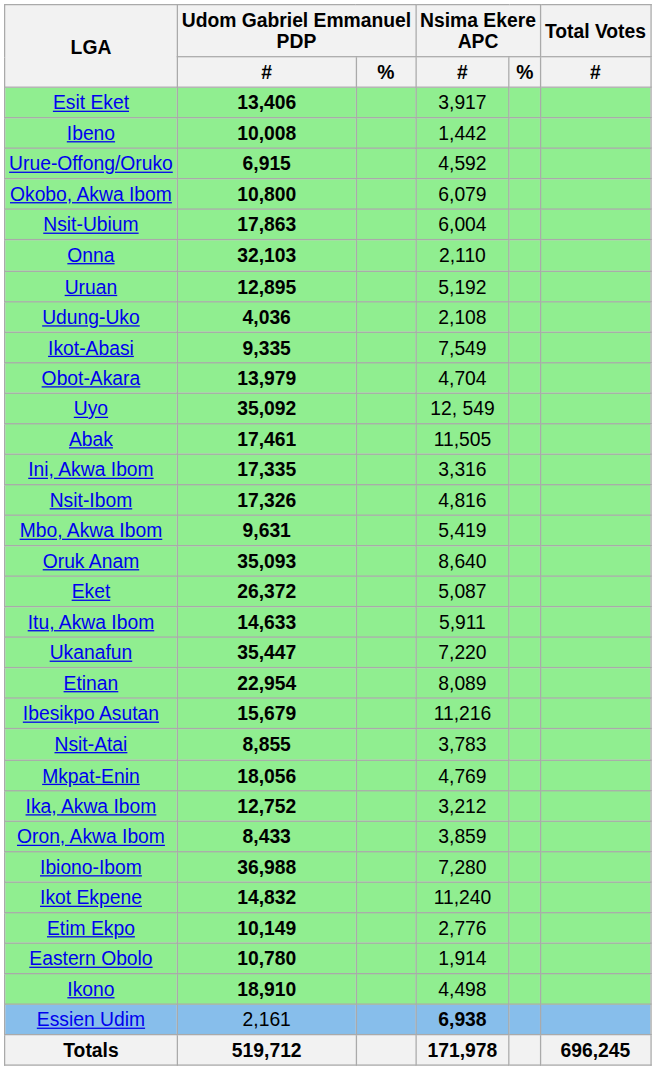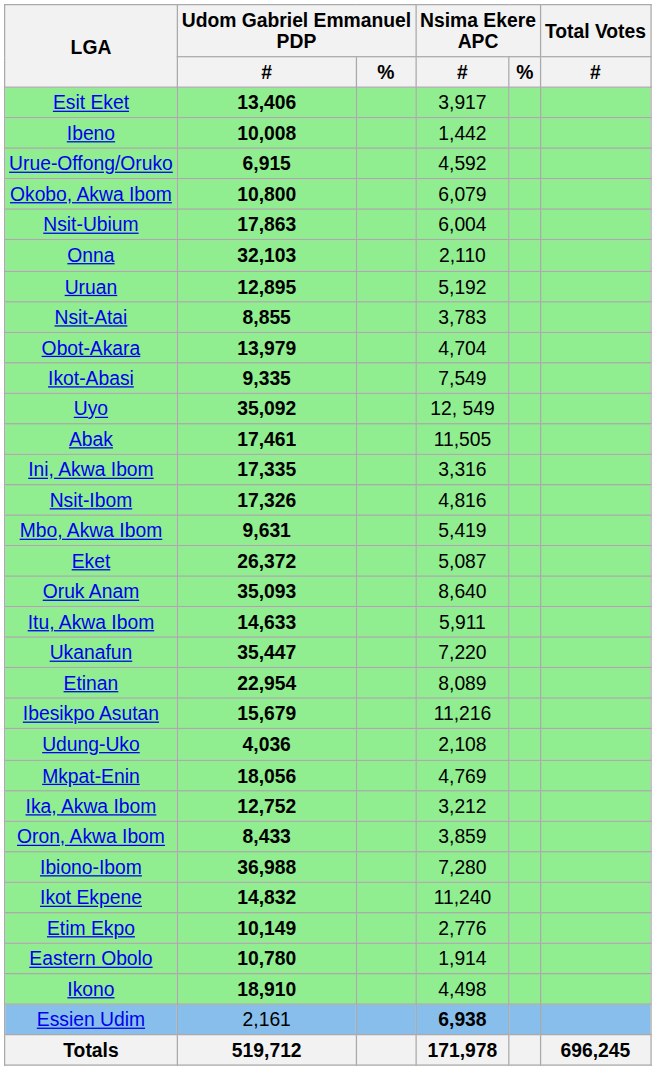rows swapped: (91, 745) <-> (91, 317)
rows swapped: (91, 347) <-> (91, 378)
rows swapped: (91, 592) <-> (91, 561)
